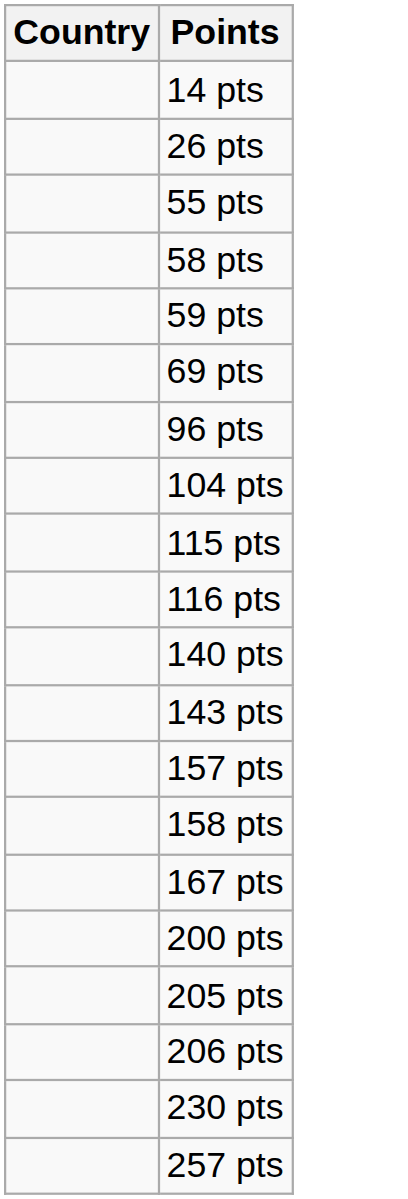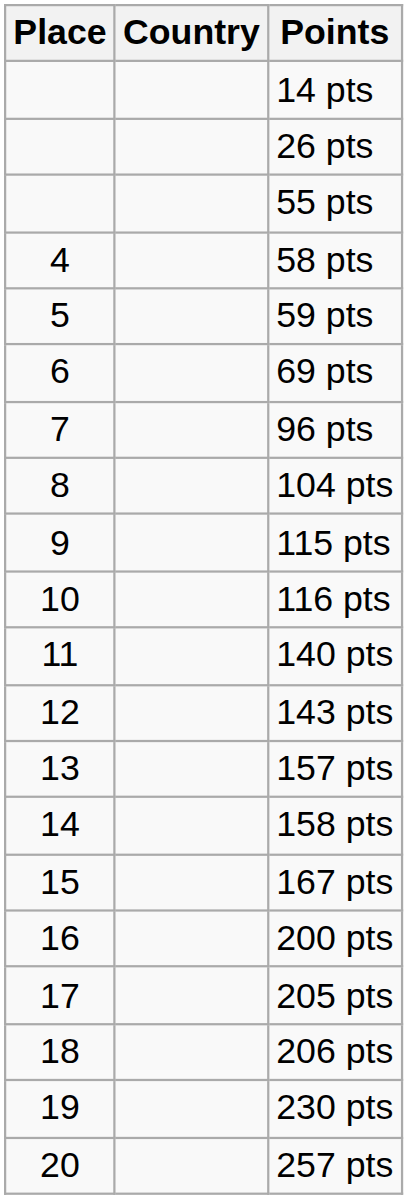+ column: (60, 32)
